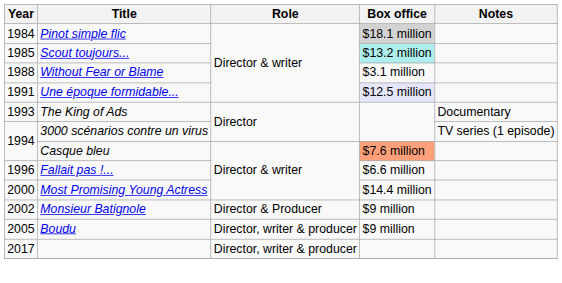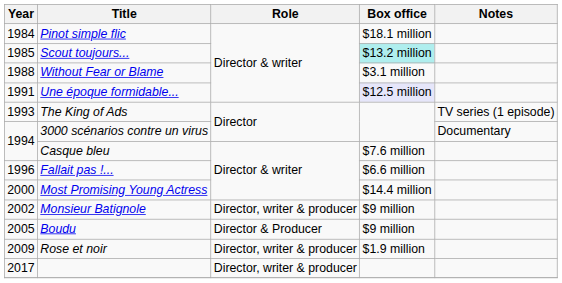(397, 33) lightgrey background -> (397, 33) no background
(474, 111) Documentary -> (496, 111) TV series (1 episode)
(496, 131) TV series (1 episode) -> (474, 131) Documentary
(394, 151) lightsalmon background -> (394, 151) no background
(268, 209) Director & Producer -> (285, 209) Director, writer & producer
(285, 229) Director, writer & producer -> (268, 229) Director & Producer
+ row: (21, 248)
